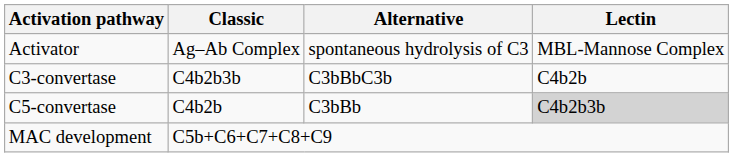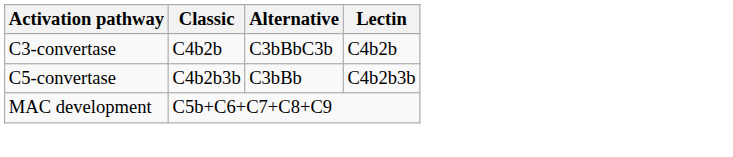- row: (44, 48)
(207, 78) C4b2b3b -> (197, 48) C4b2b
(197, 107) C4b2b -> (207, 78) C4b2b3b
(571, 107) lightgrey background -> (381, 78) no background
